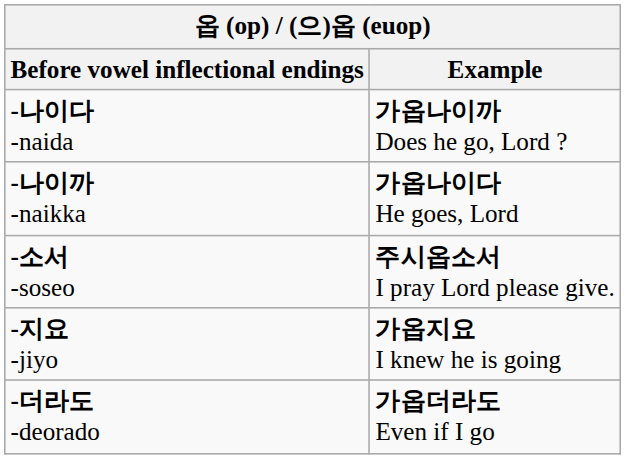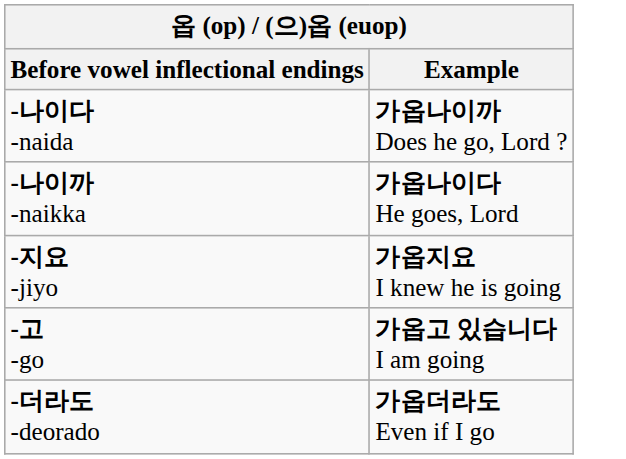- row: (43, 271)
+ row: (27, 344)
